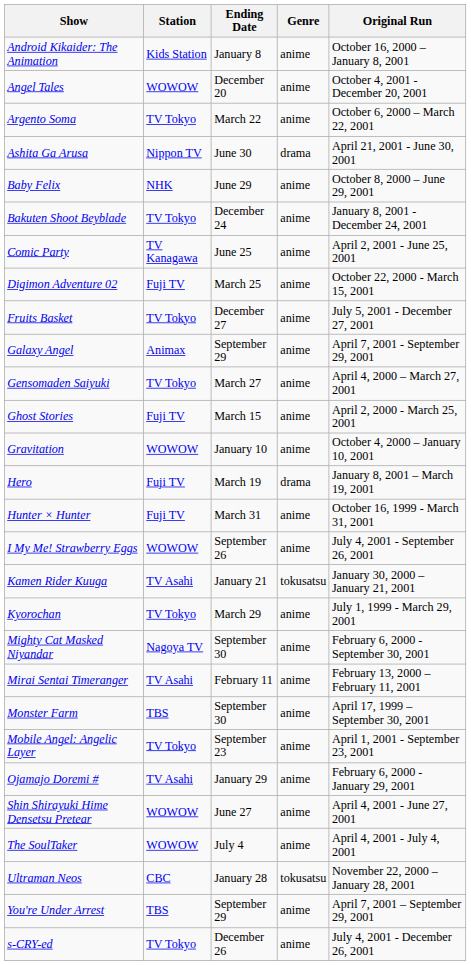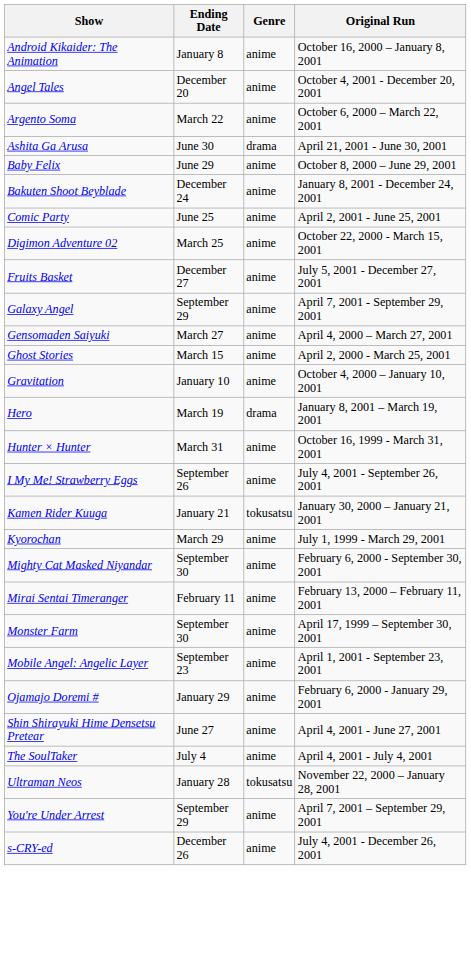- column: (177, 20)
